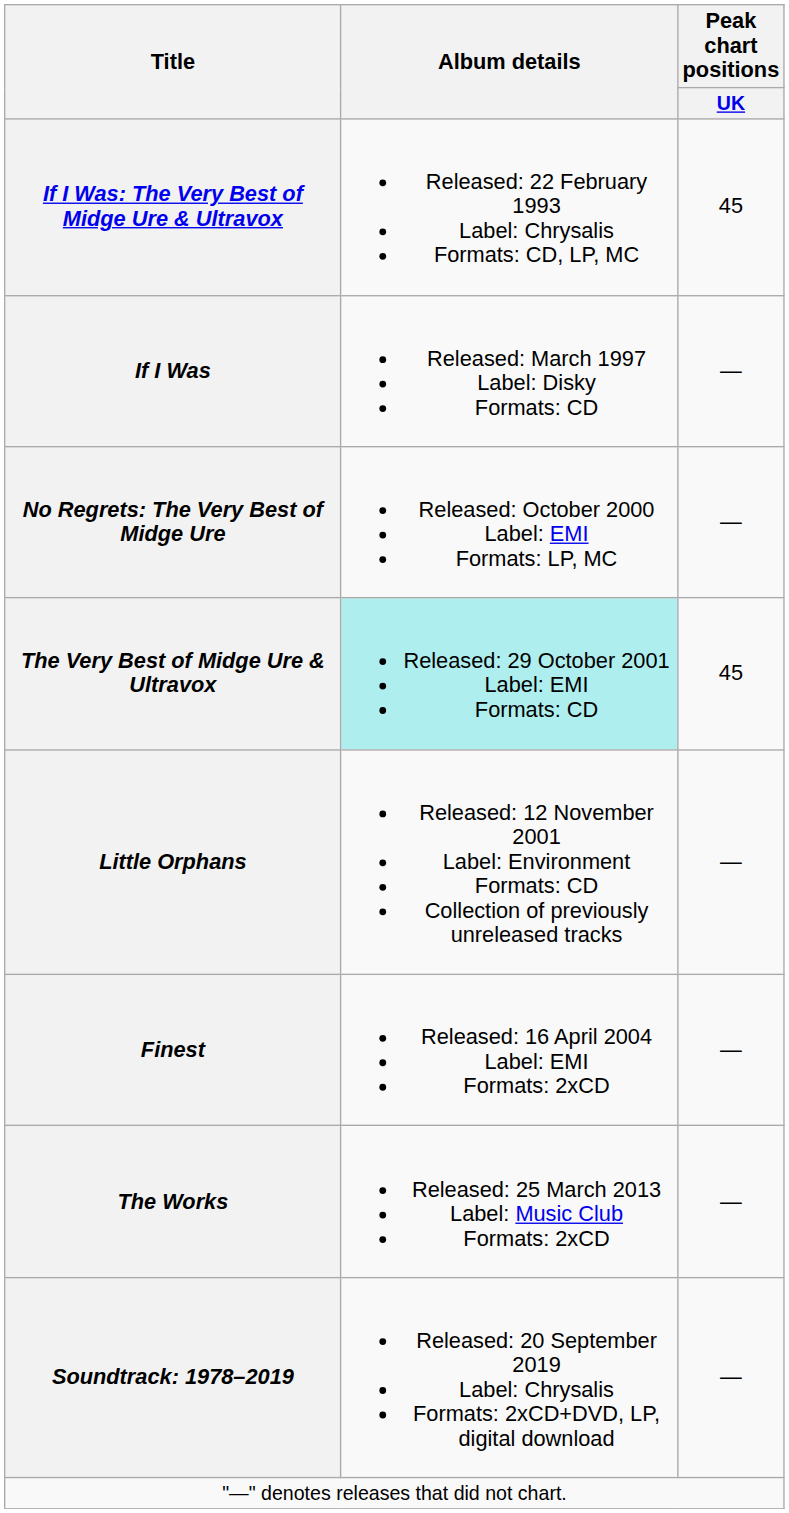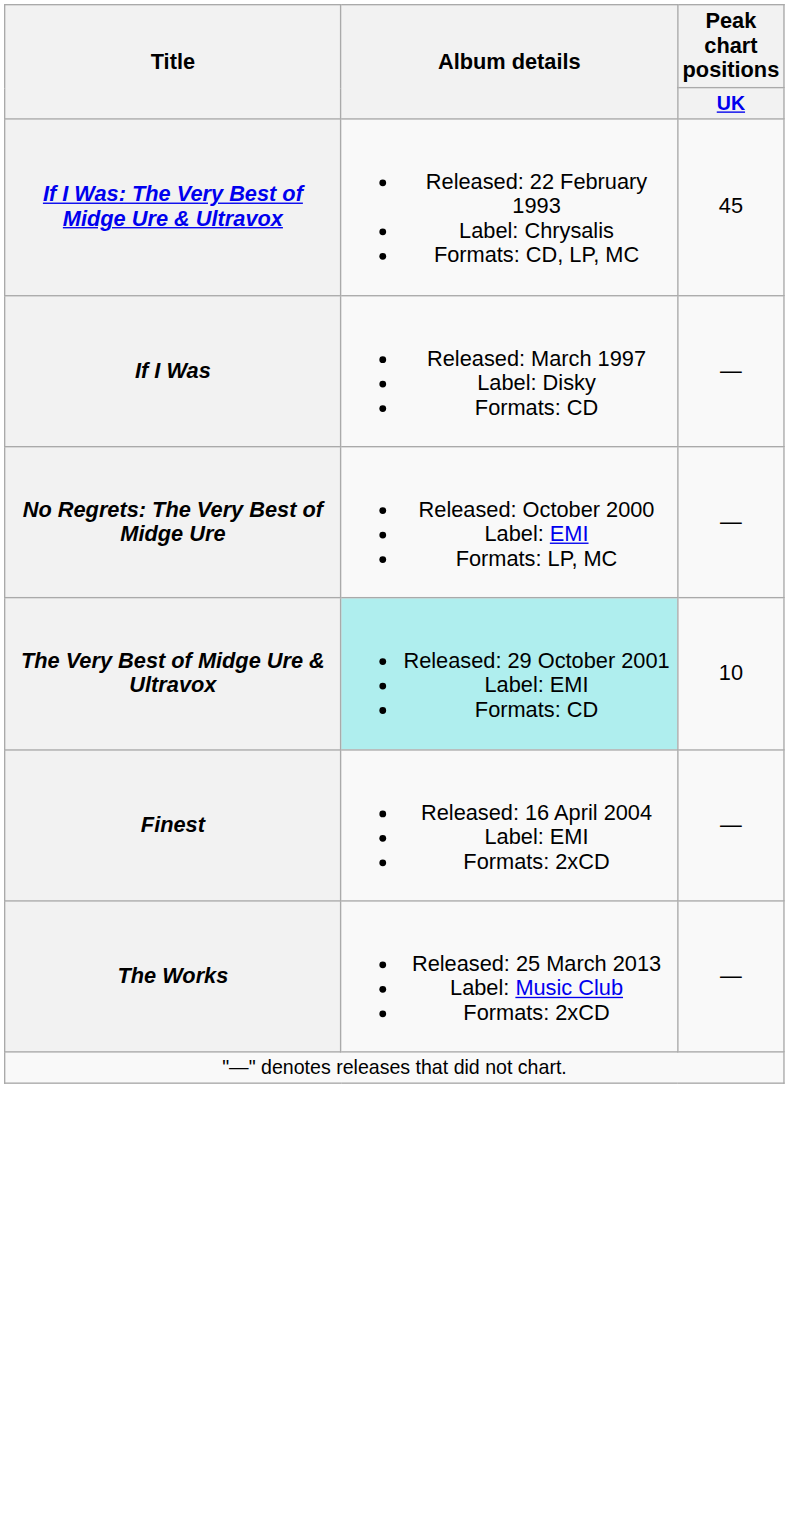(731, 673) 45 -> (731, 673) 10
- row: (173, 861)
- row: (173, 1377)
